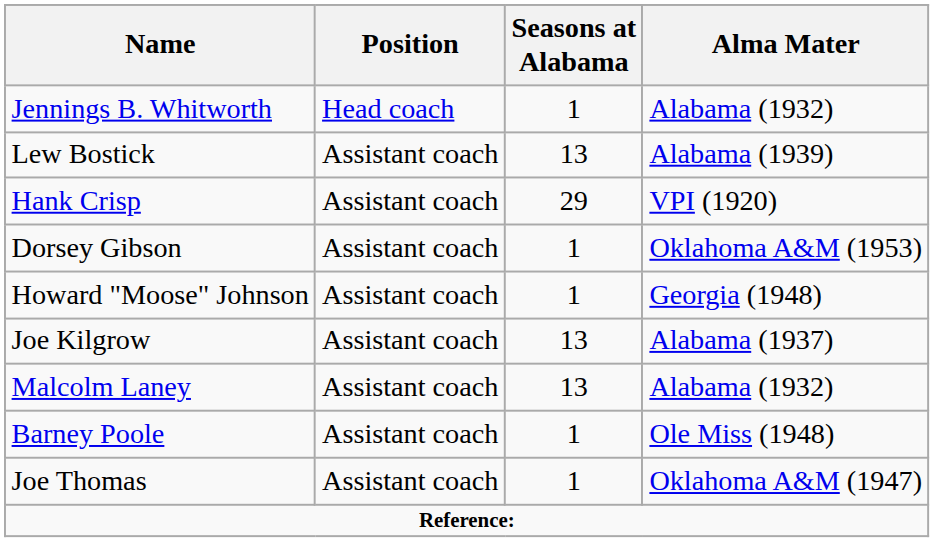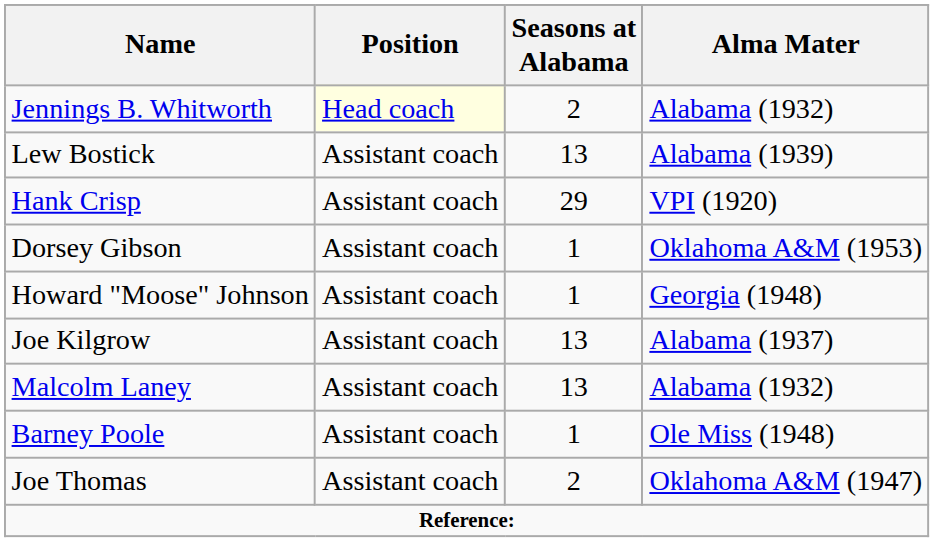(388, 108) no background -> (388, 108) lightyellow background
(574, 108) 1 -> (574, 108) 2
(574, 480) 1 -> (574, 480) 2
